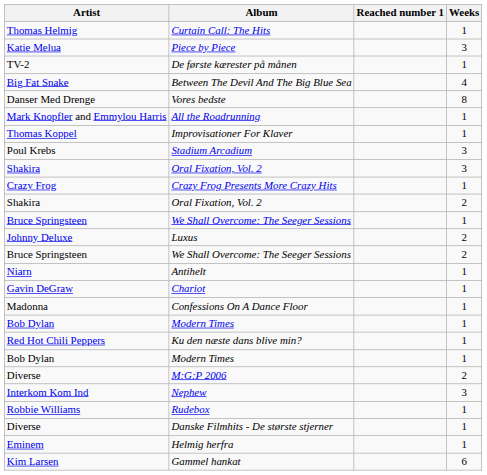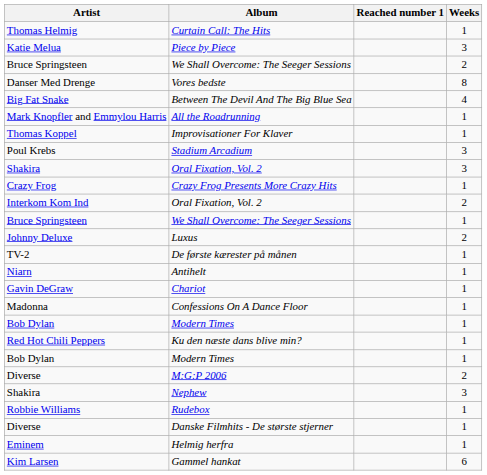rows swapped: (234, 64) <-> (261, 254)
rows swapped: (261, 82) <-> (199, 99)
(23, 202) Shakira -> (48, 202) Interkom Kom Ind
(48, 392) Interkom Kom Ind -> (23, 392) Shakira
